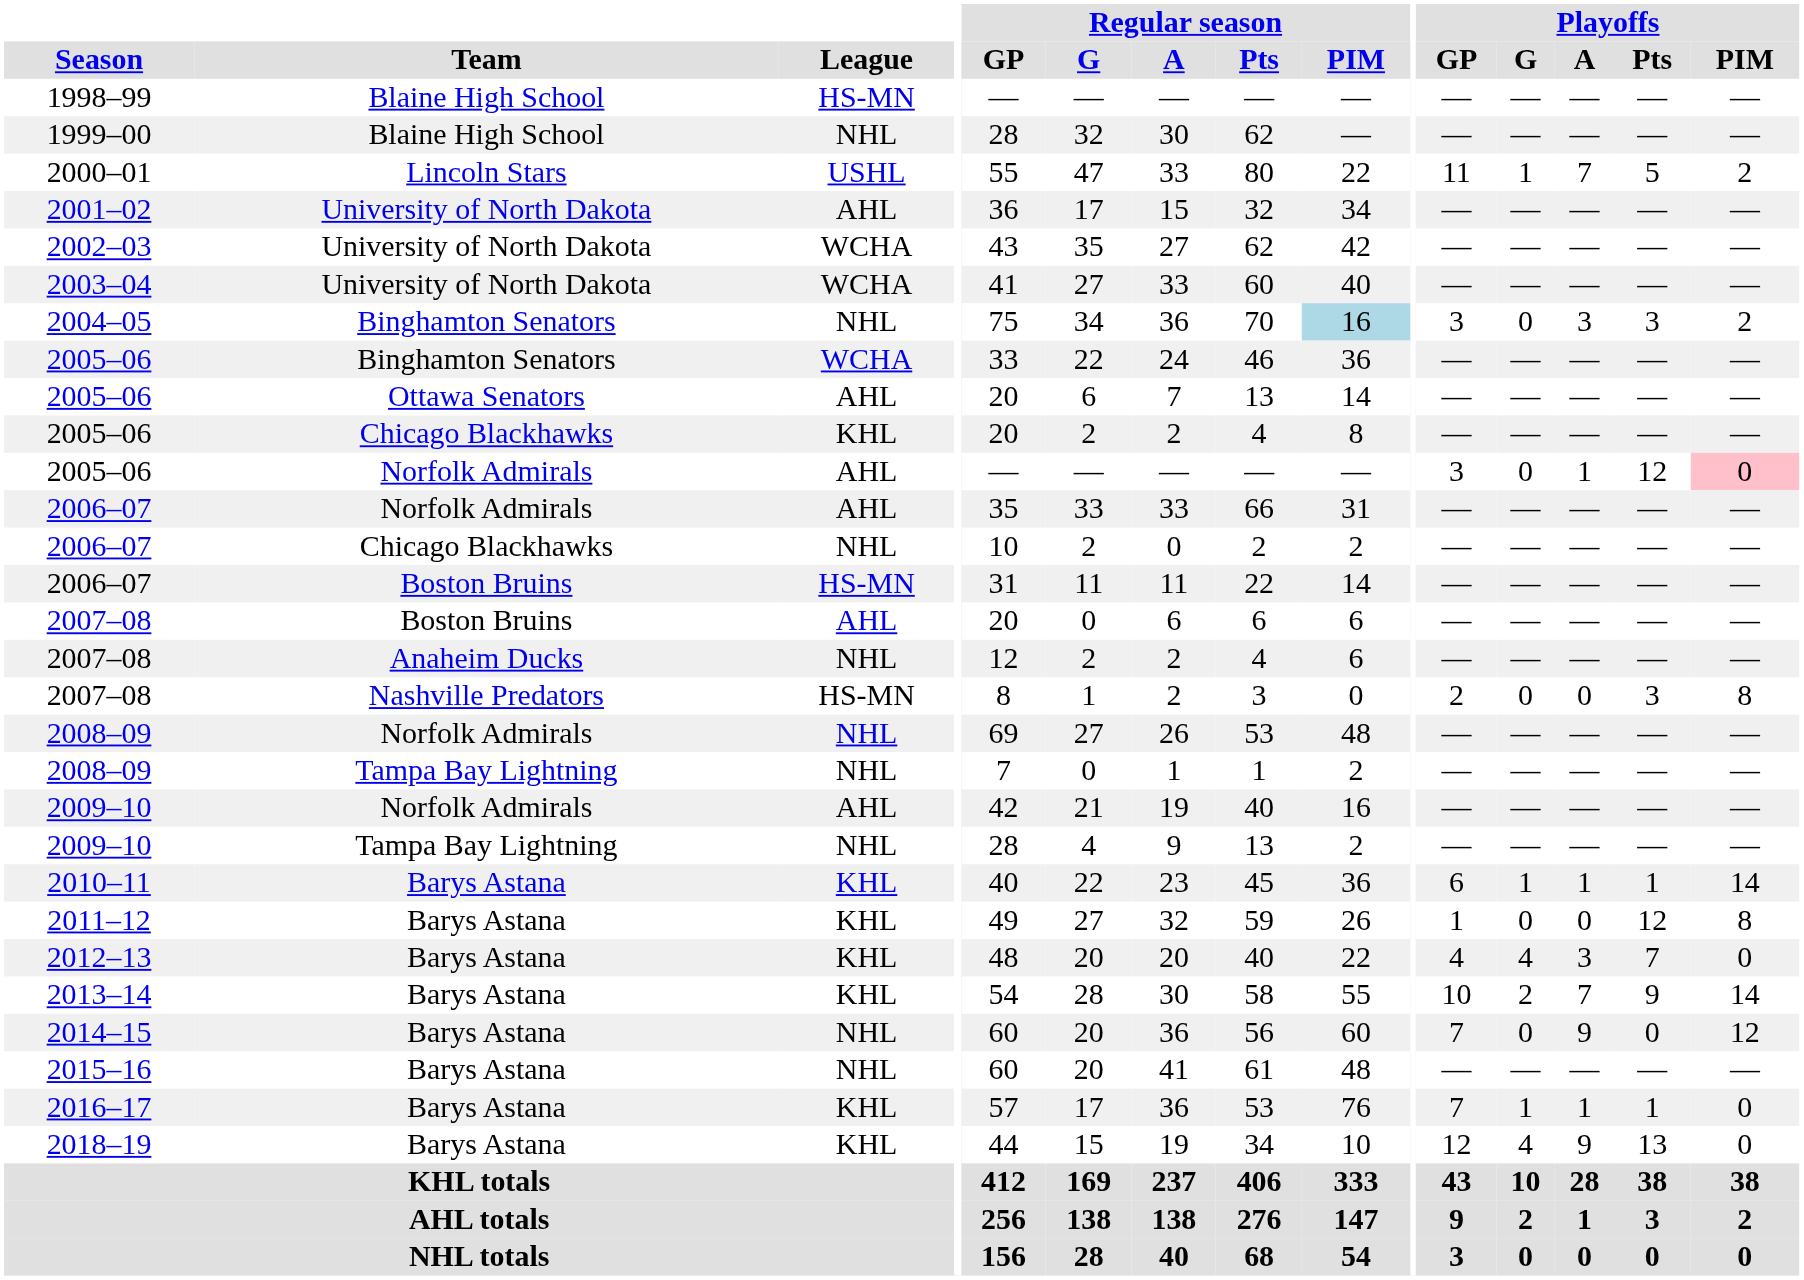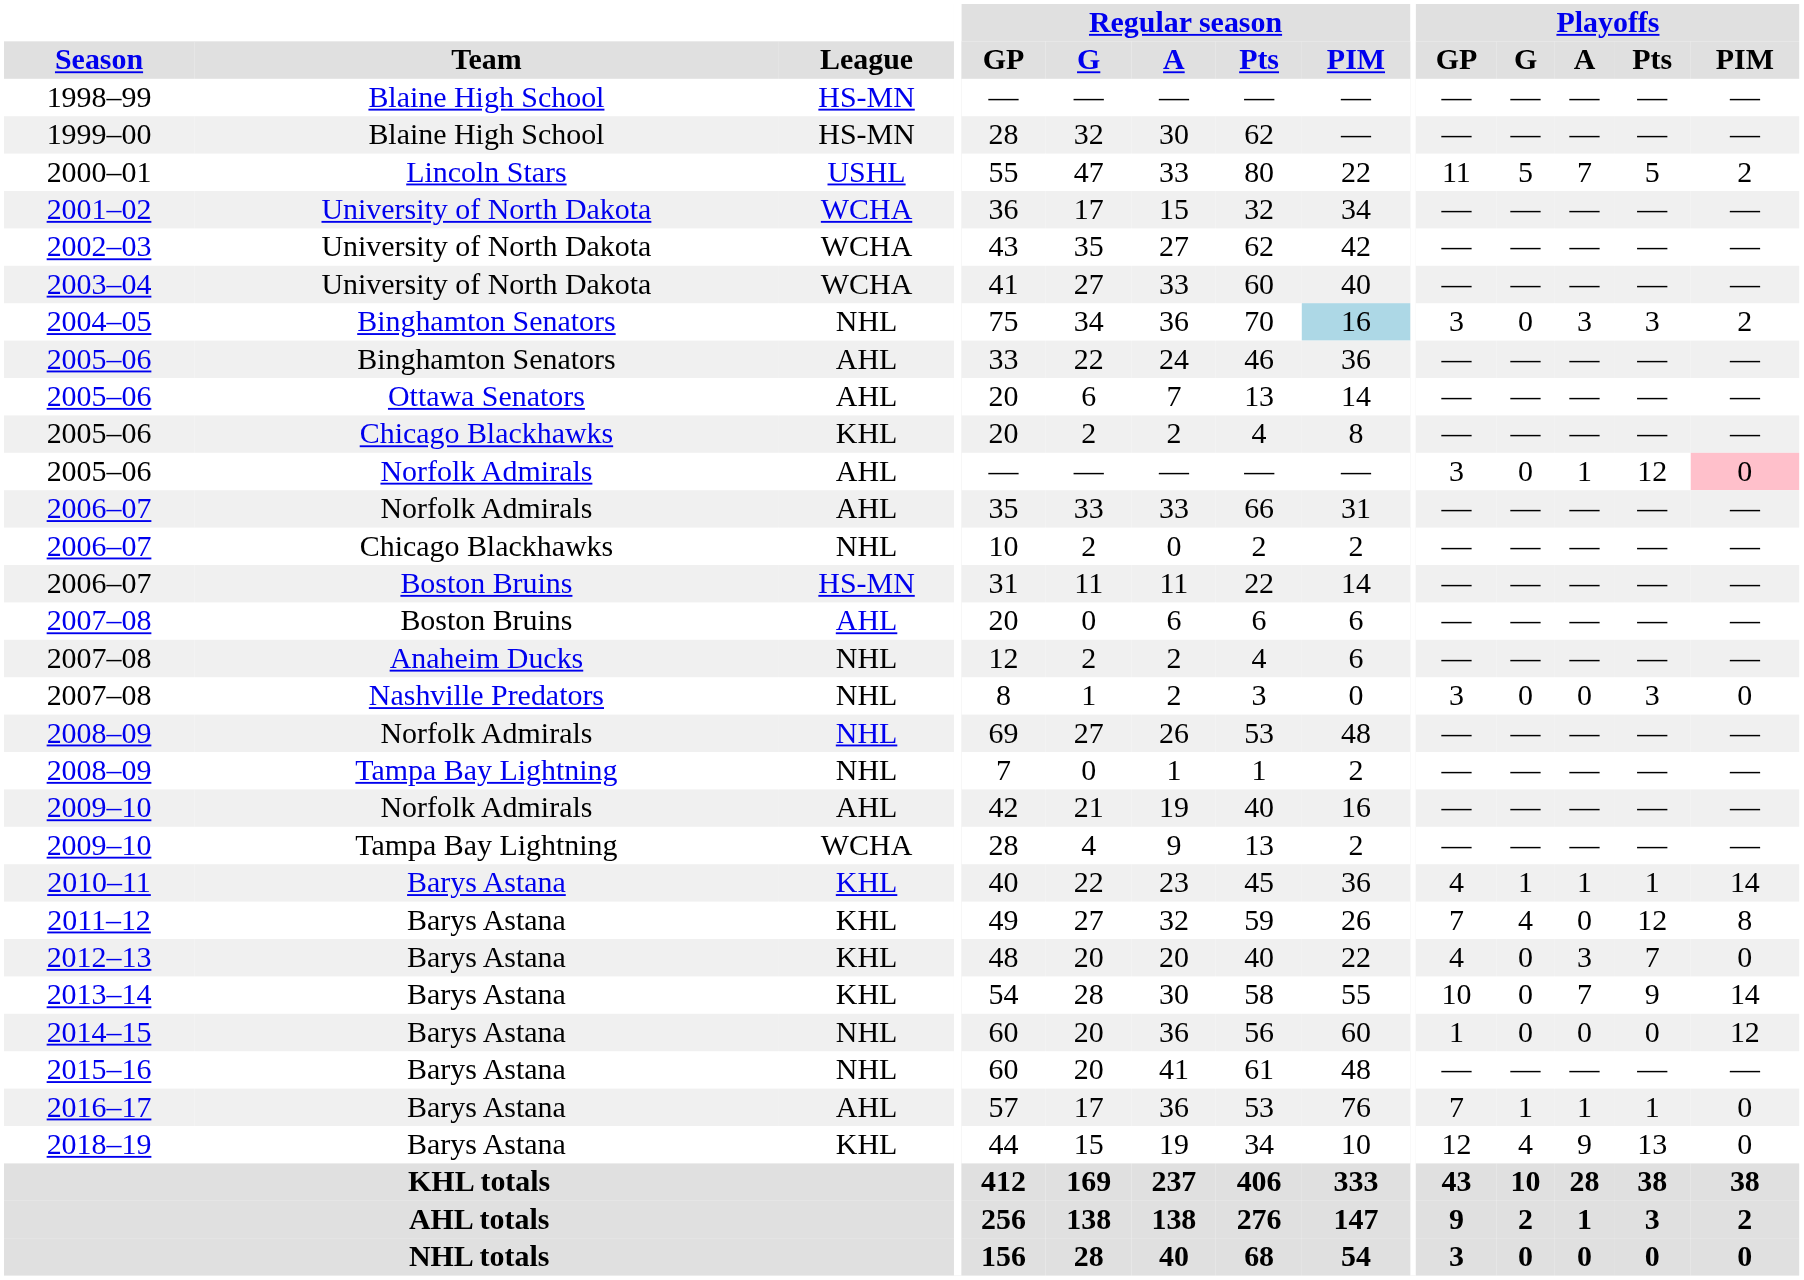(867, 134) NHL -> (867, 134) HS-MN
(1526, 171) 1 -> (1526, 171) 5
(867, 209) AHL -> (867, 209) WCHA
(867, 358) WCHA -> (867, 358) AHL
(867, 695) HS-MN -> (867, 695) NHL
(1456, 695) 2 -> (1456, 695) 3
(1745, 695) 8 -> (1745, 695) 0
(867, 845) NHL -> (867, 845) WCHA
(1456, 882) 6 -> (1456, 882) 4
(1456, 919) 1 -> (1456, 919) 7
(1526, 919) 0 -> (1526, 919) 4
(1526, 957) 4 -> (1526, 957) 0
(1526, 994) 2 -> (1526, 994) 0
(1456, 1032) 7 -> (1456, 1032) 1
(1585, 1032) 9 -> (1585, 1032) 0
(867, 1106) KHL -> (867, 1106) AHL
